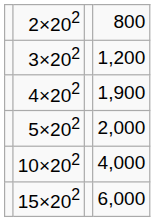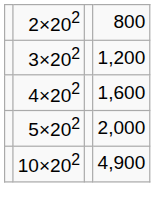(121, 92) 1,900 -> (121, 92) 1,600
(121, 163) 4,000 -> (121, 163) 4,900
- row: (49, 198)
